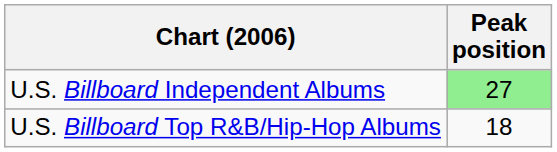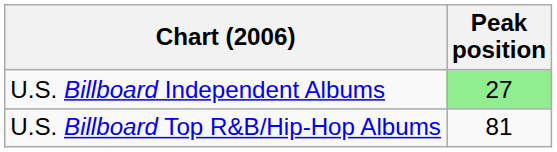(499, 127) 18 -> (499, 127) 81
